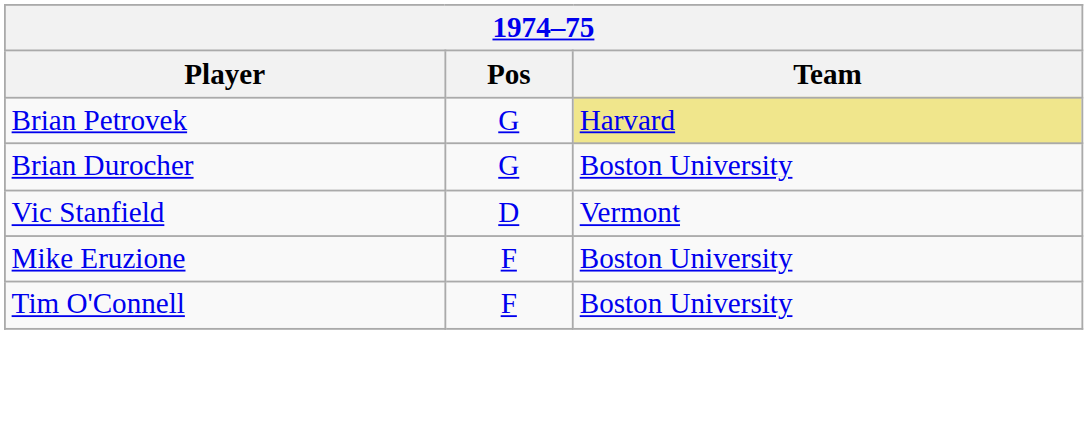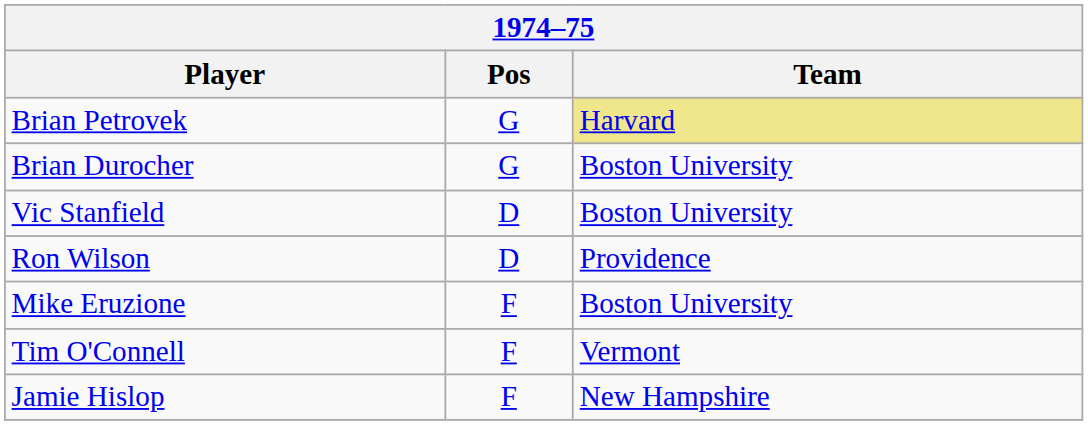(630, 212) Vermont -> (686, 212) Boston University
+ row: (81, 258)
(686, 304) Boston University -> (630, 350) Vermont
+ row: (88, 397)
